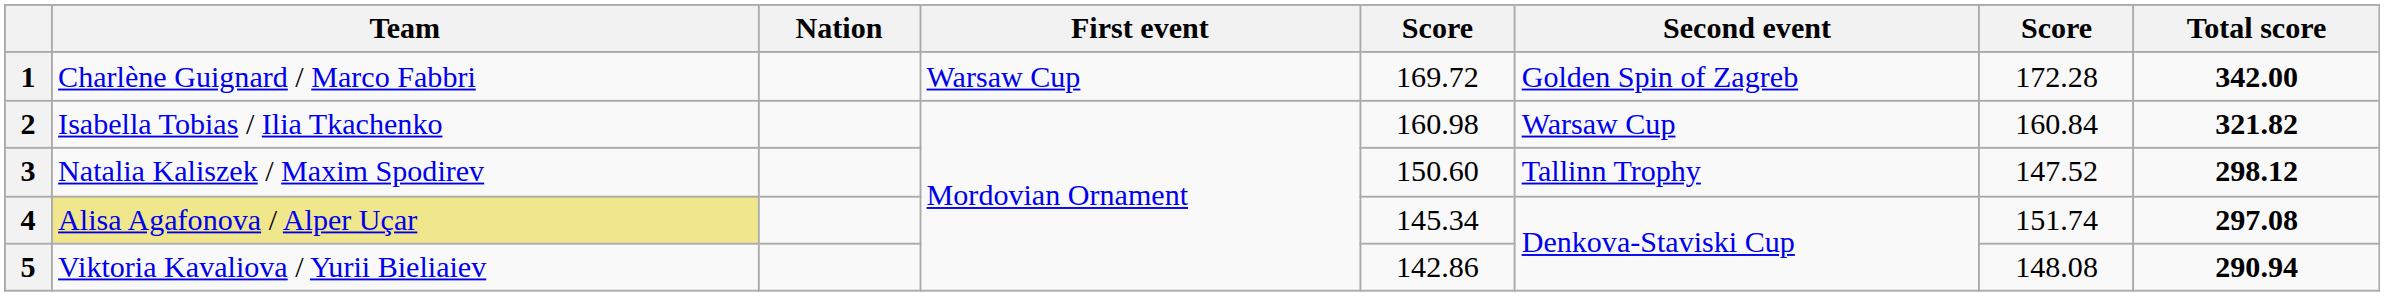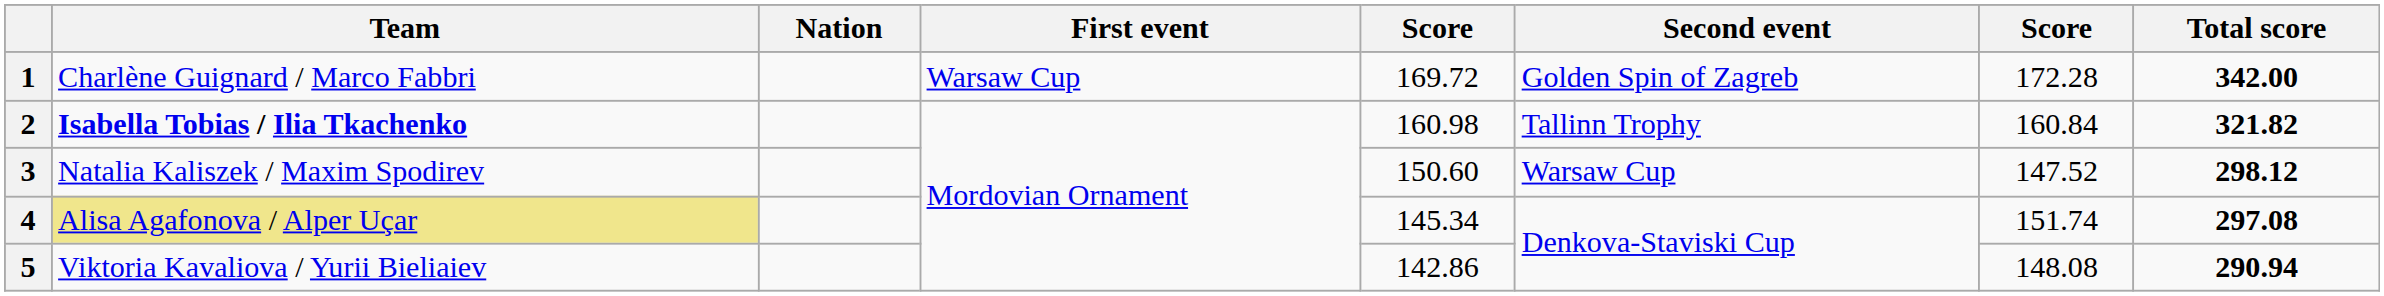(250, 123) normal -> (263, 123) bold
(1599, 123) Warsaw Cup -> (1611, 123) Tallinn Trophy
(1611, 171) Tallinn Trophy -> (1599, 171) Warsaw Cup
